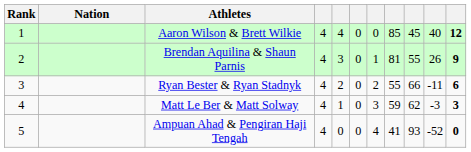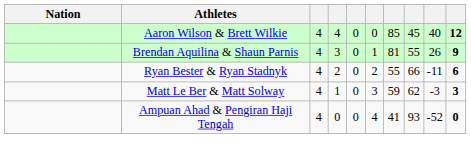- column: (21, 14)
